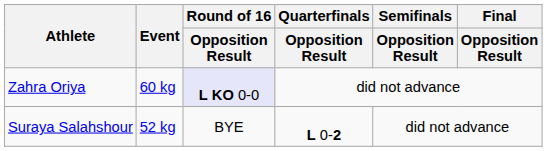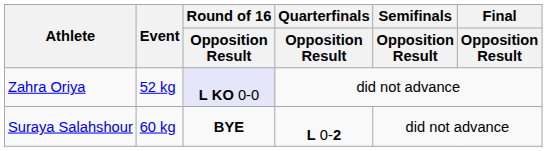(158, 87) 60 kg -> (158, 87) 52 kg
(158, 127) 52 kg -> (158, 127) 60 kg
(229, 127) normal -> (229, 127) bold
